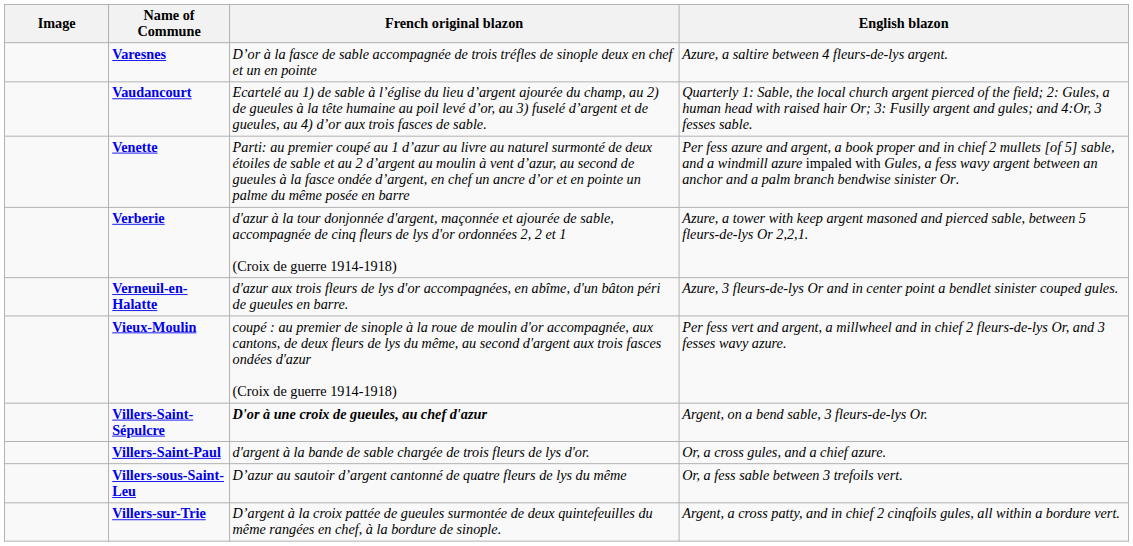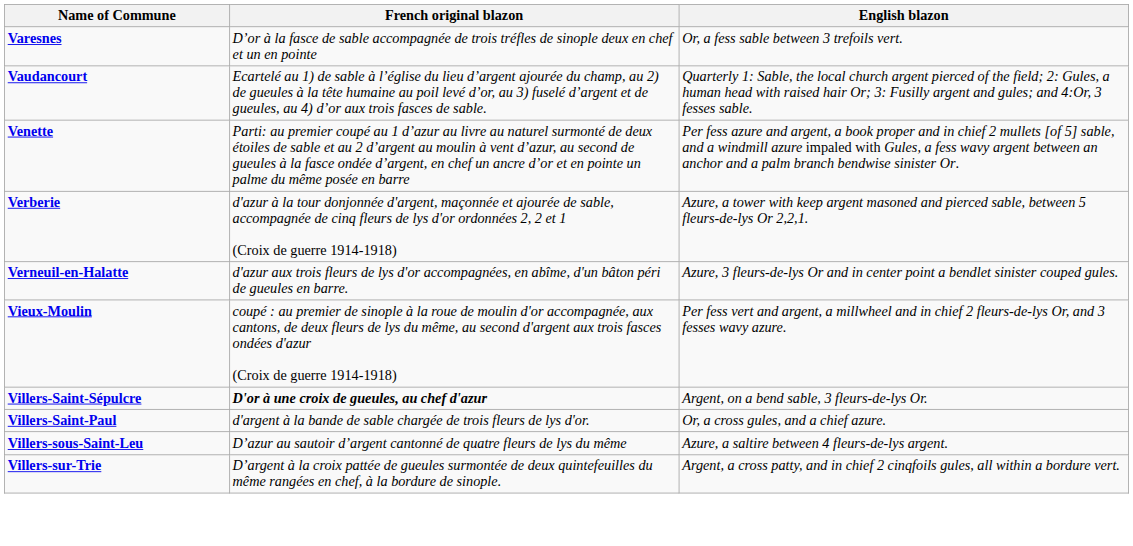- column: (57, 23)
(815, 54) Azure, a saltire between 4 fleurs-de-lys argent. -> (792, 38) Or, a fess sable between 3 trefoils vert.
(792, 475) Or, a fess sable between 3 trefoils vert. -> (815, 443) Azure, a saltire between 4 fleurs-de-lys argent.
